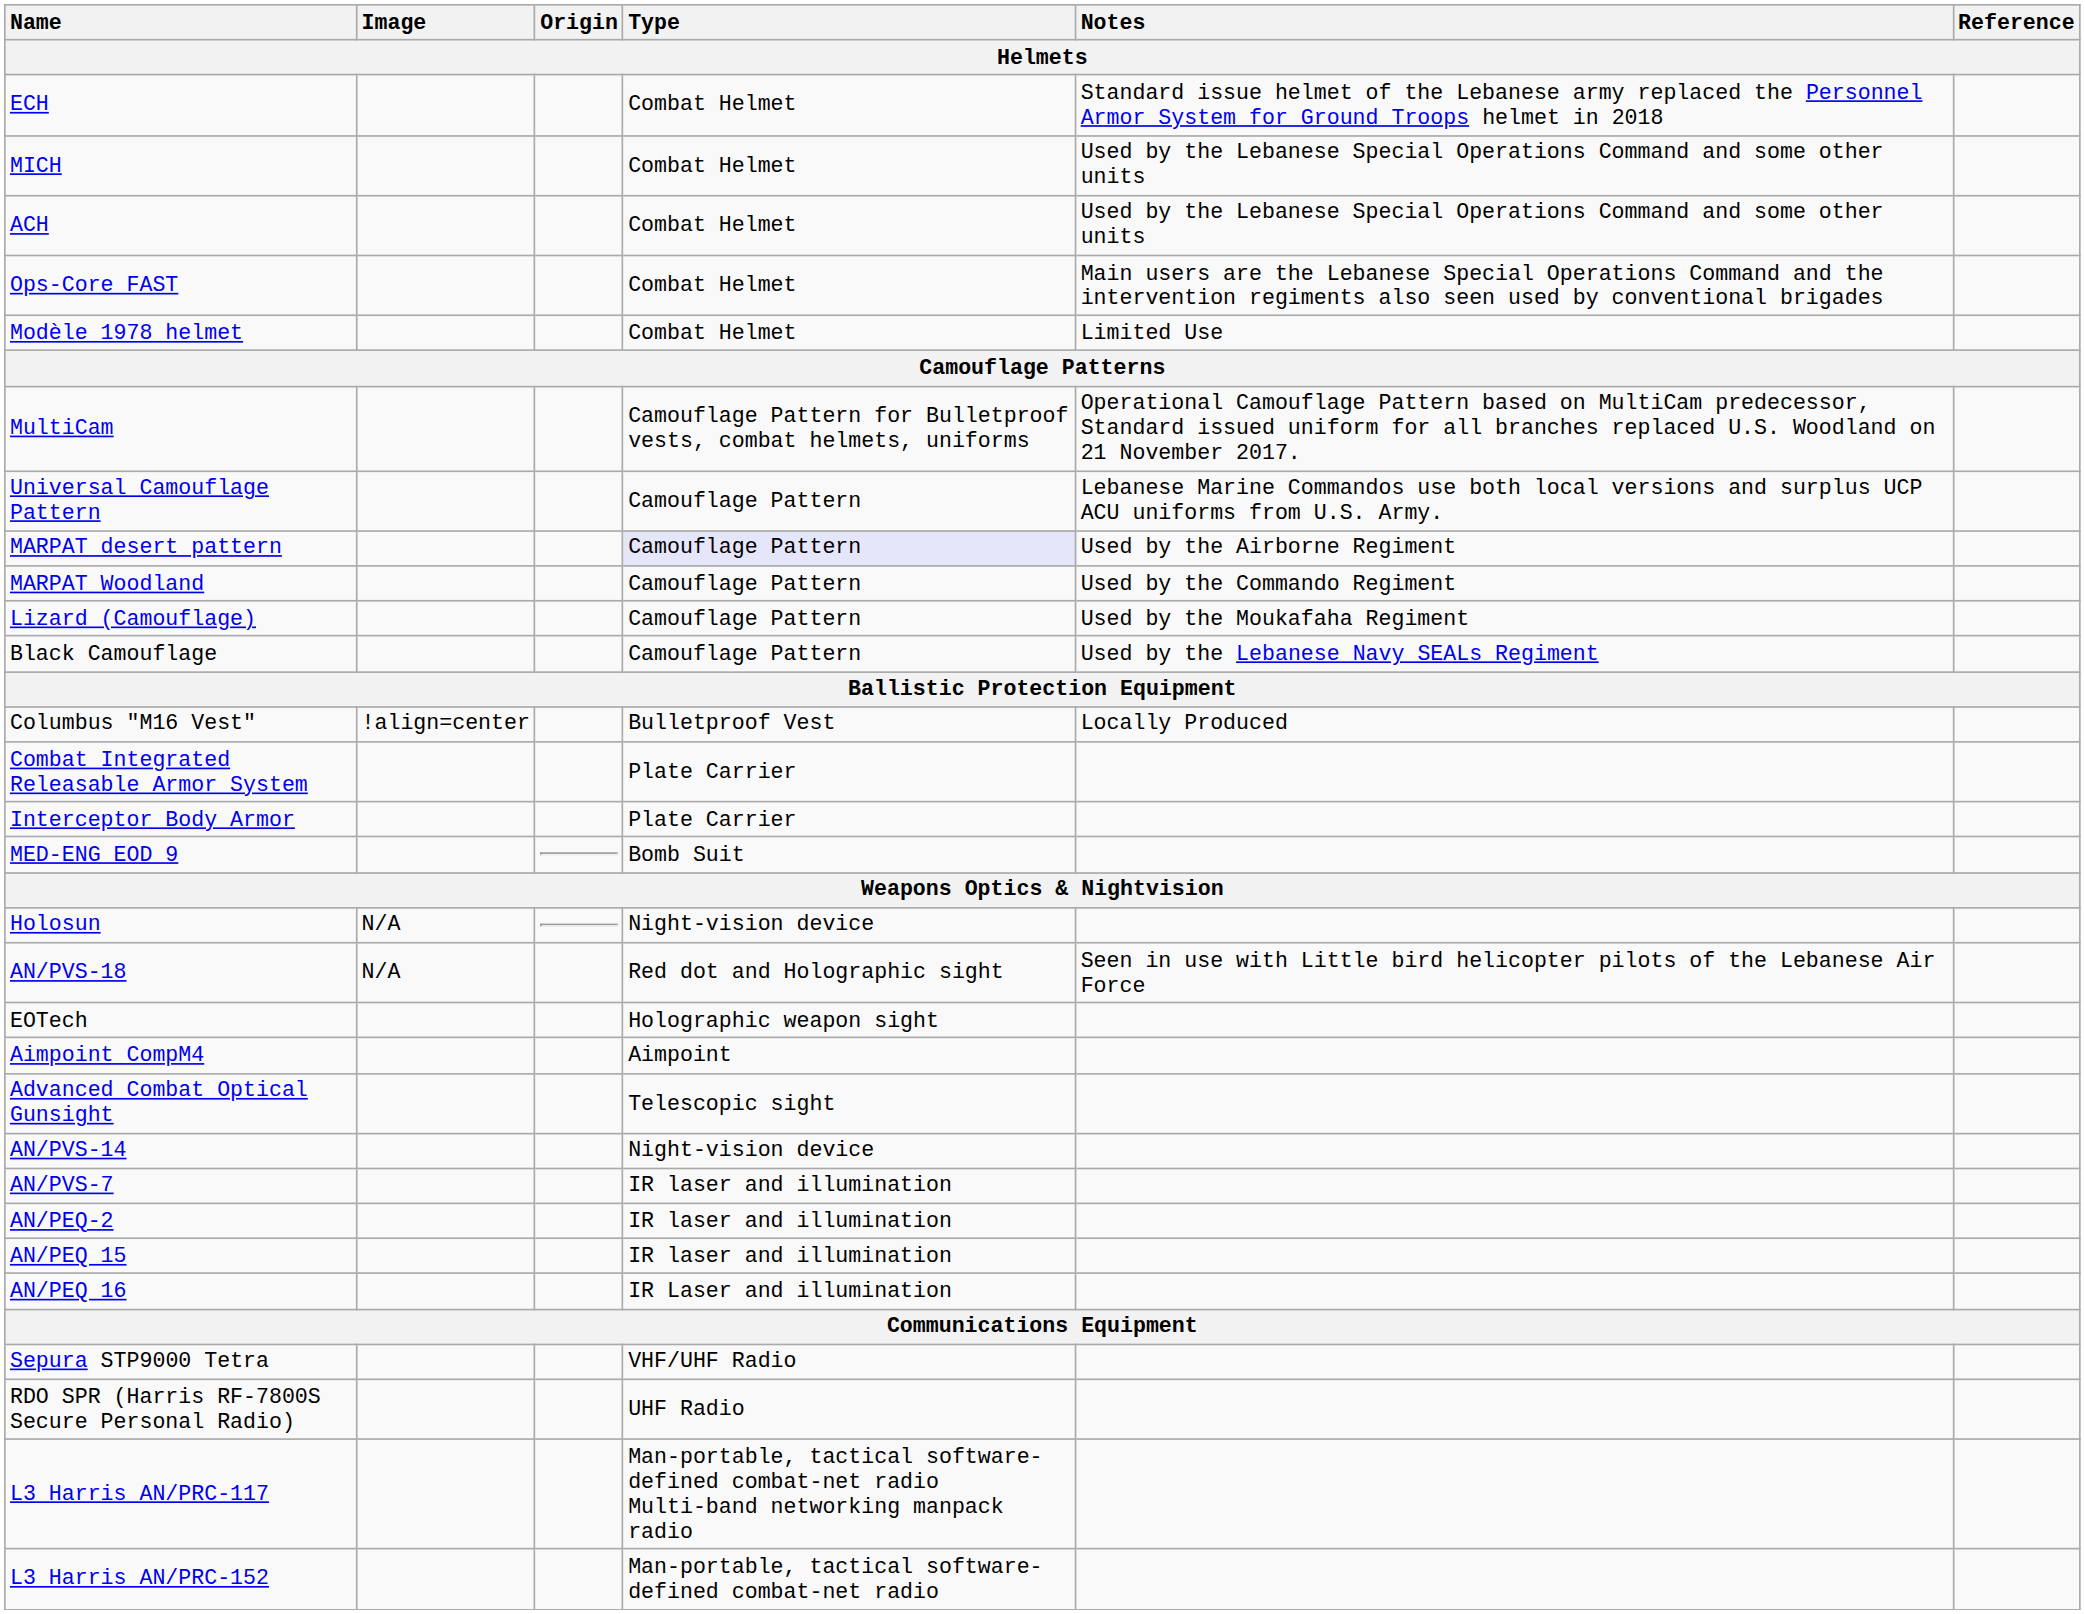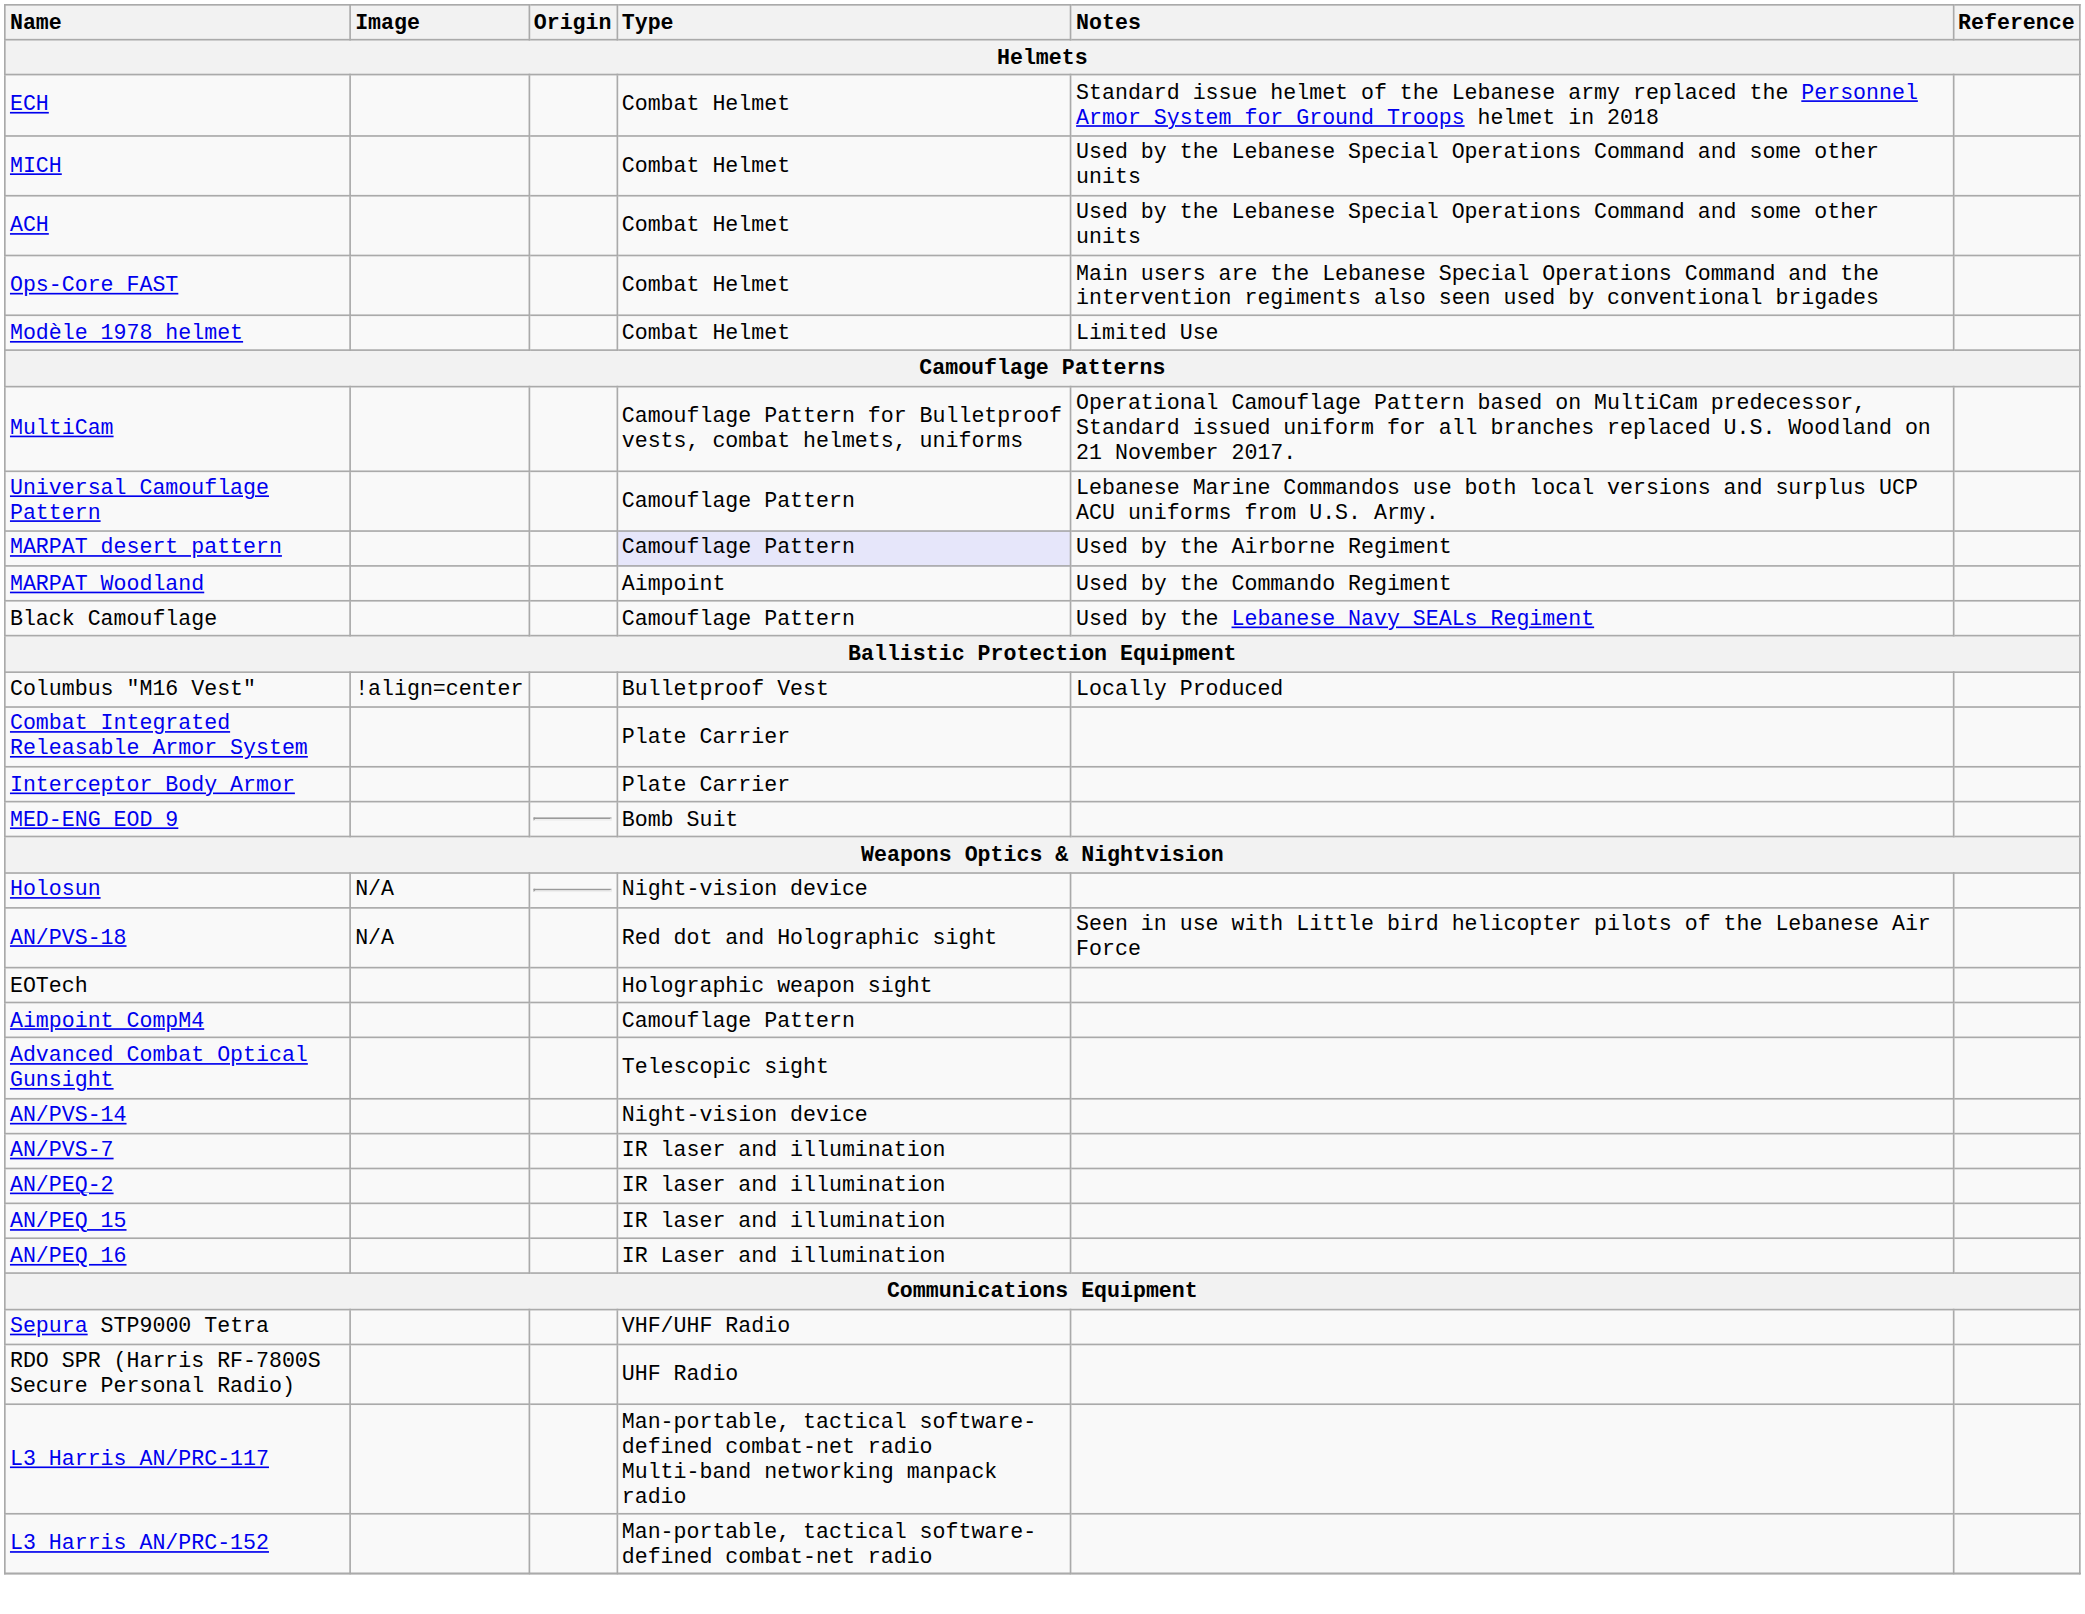(745, 584) Camouflage Pattern -> (674, 584) Aimpoint
- row: (133, 619)
(680, 1055) Aimpoint -> (738, 1020) Camouflage Pattern
